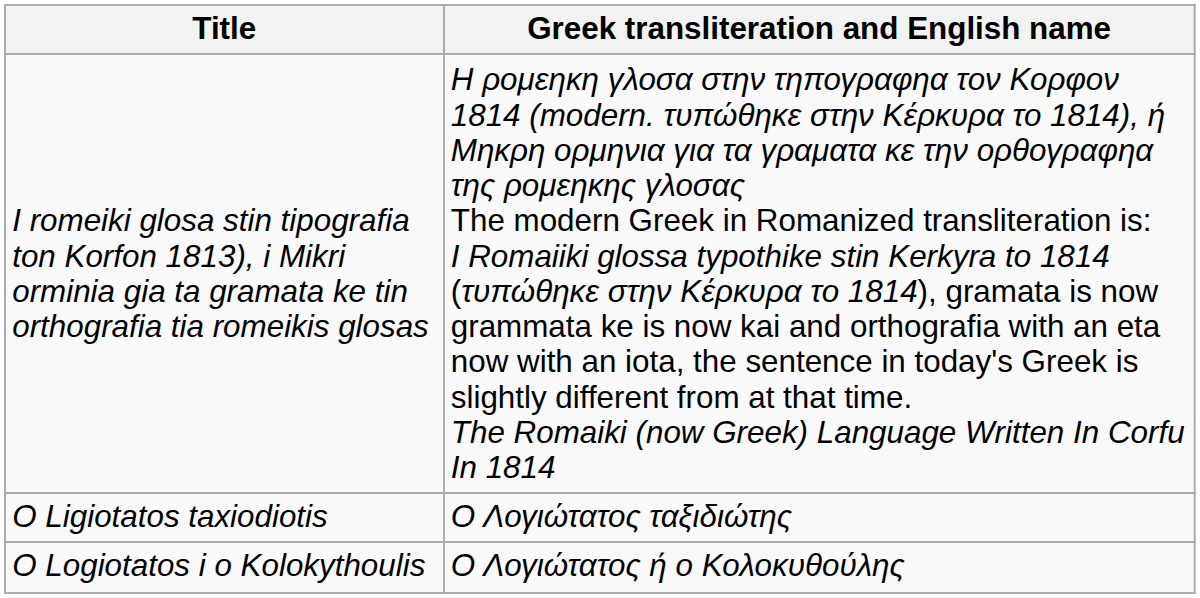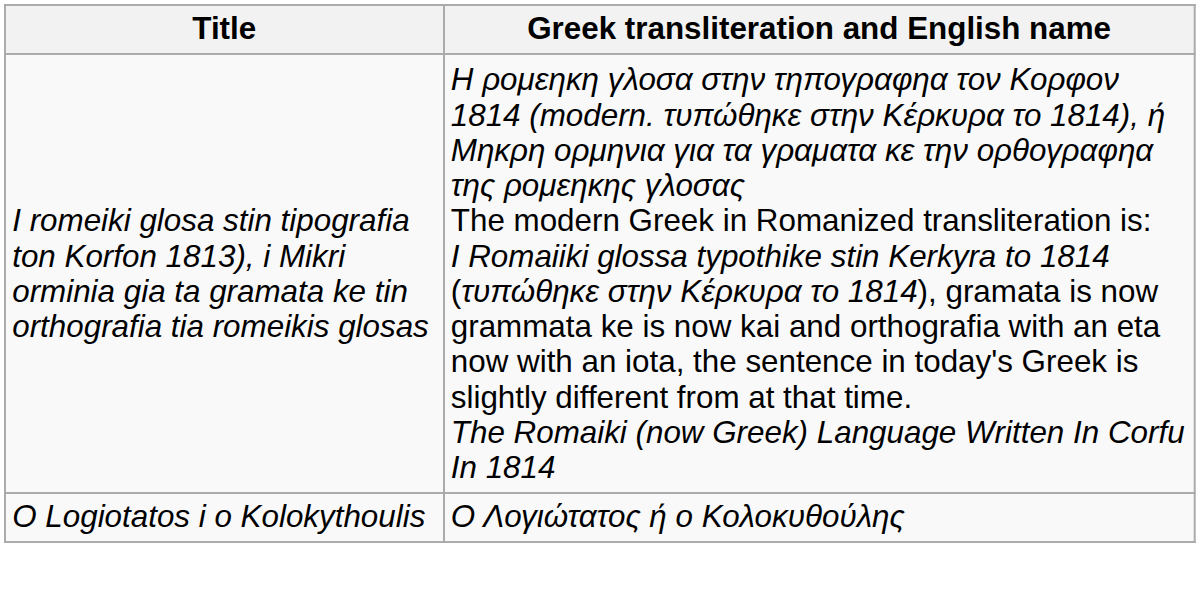- row: (170, 516)
